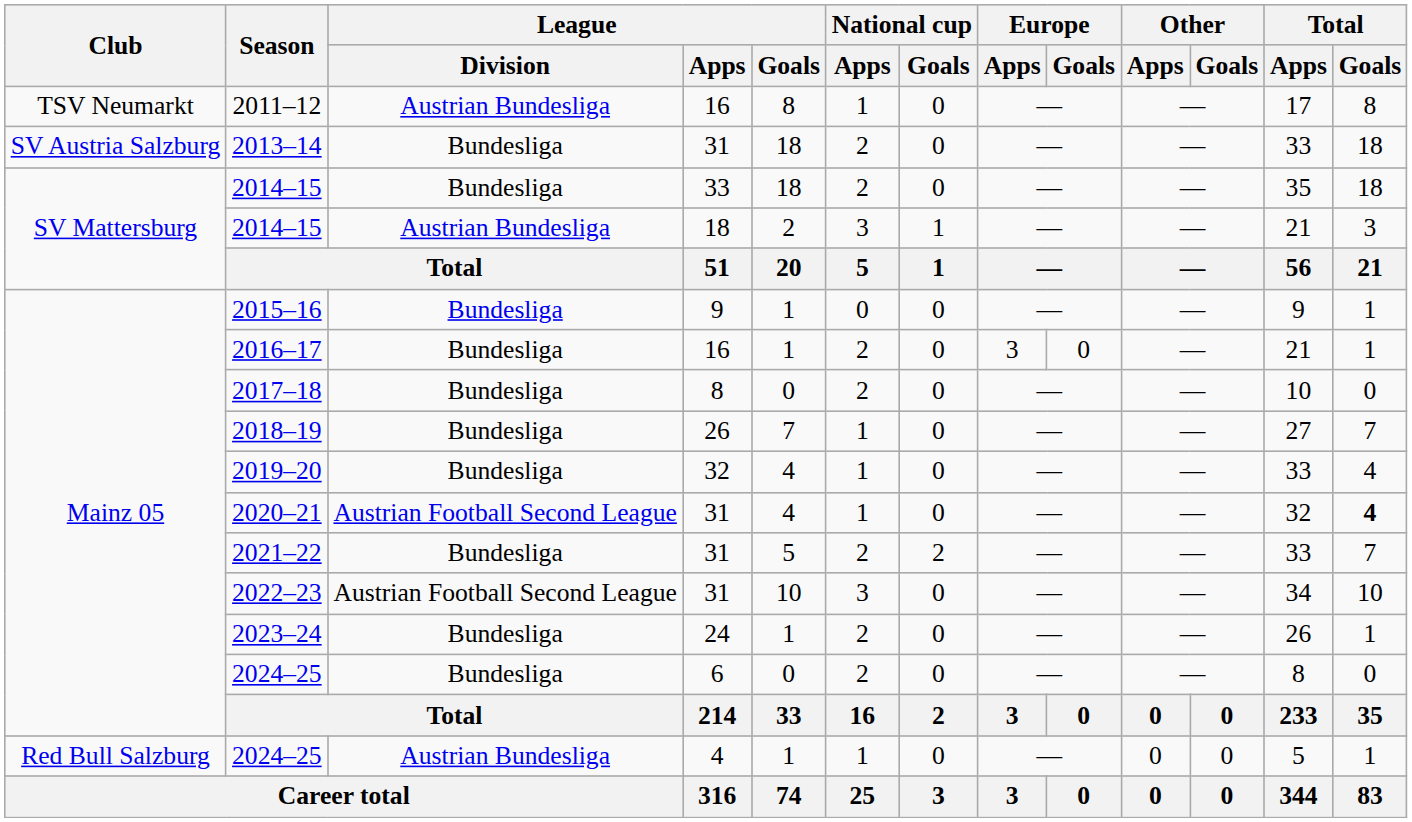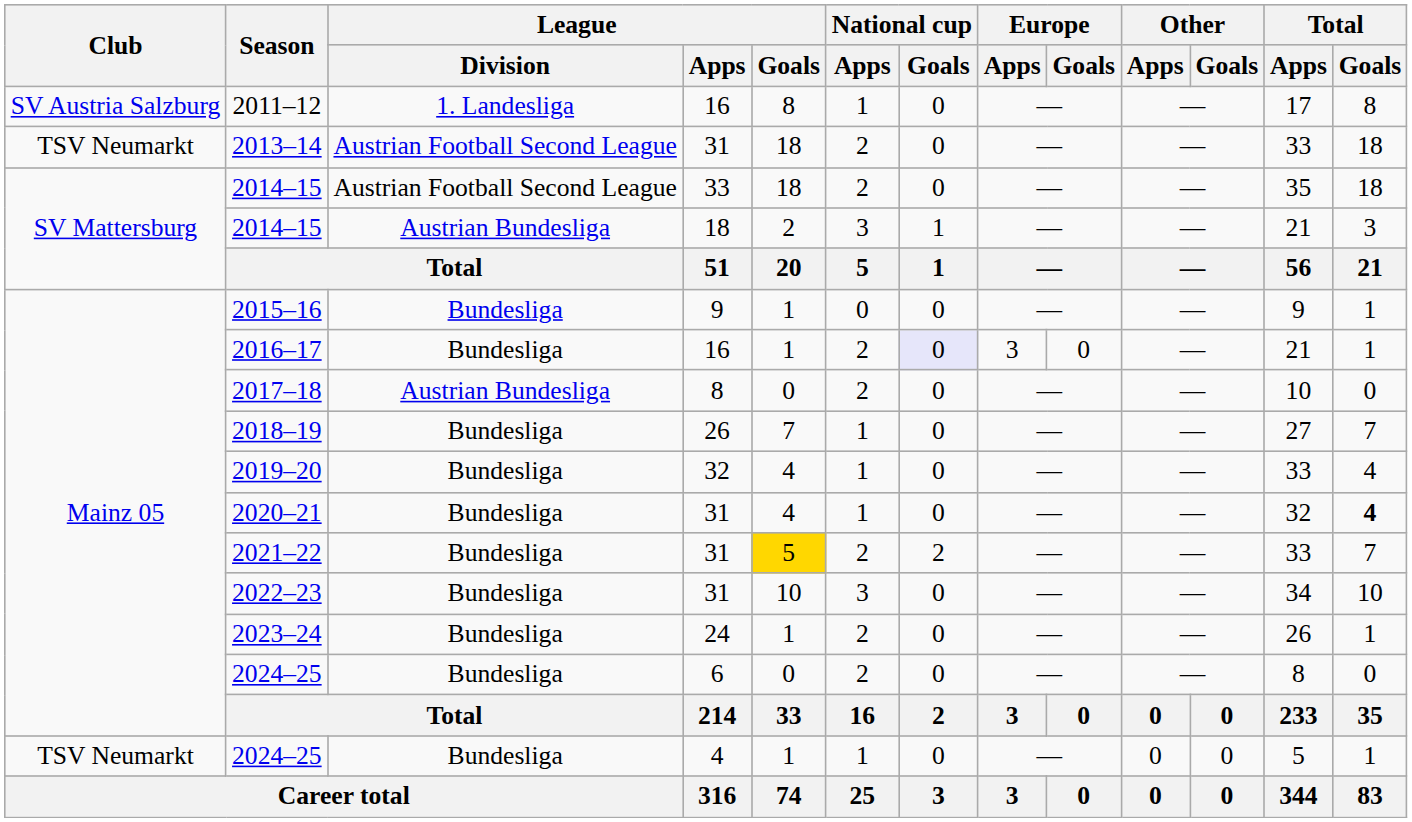(115, 106) TSV Neumarkt -> (115, 106) SV Austria Salzburg
(505, 106) Austrian Bundesliga -> (505, 106) 1. Landesliga
(115, 146) SV Austria Salzburg -> (115, 146) TSV Neumarkt
(505, 146) Bundesliga -> (505, 146) Austrian Football Second League
(505, 187) Bundesliga -> (505, 187) Austrian Football Second League
(938, 349) no background -> (938, 349) lavender background
(505, 390) Bundesliga -> (505, 390) Austrian Bundesliga
(505, 512) Austrian Football Second League -> (505, 512) Bundesliga
(789, 552) no background -> (789, 552) gold background
(505, 593) Austrian Football Second League -> (505, 593) Bundesliga
(115, 755) Red Bull Salzburg -> (115, 755) TSV Neumarkt
(505, 755) Austrian Bundesliga -> (505, 755) Bundesliga
